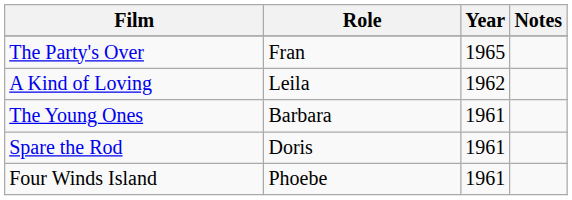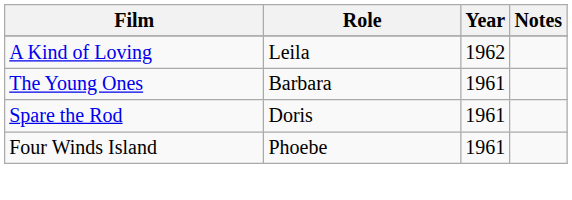- row: (77, 52)
